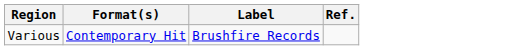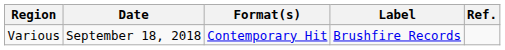+ column: (134, 15)
